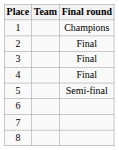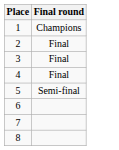- column: (45, 12)
